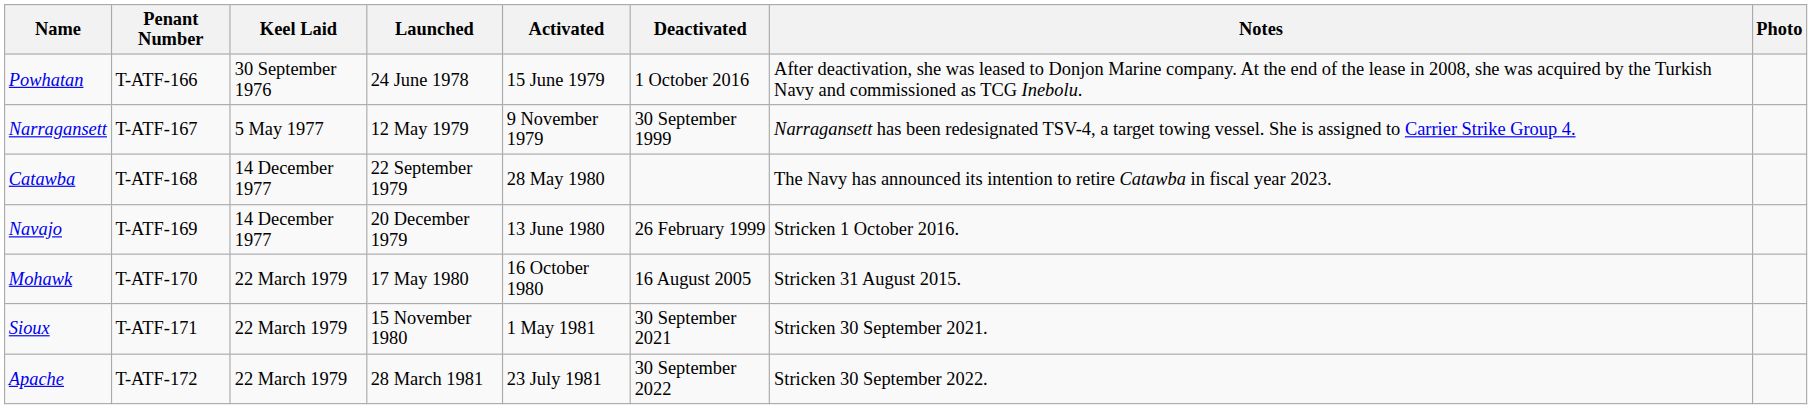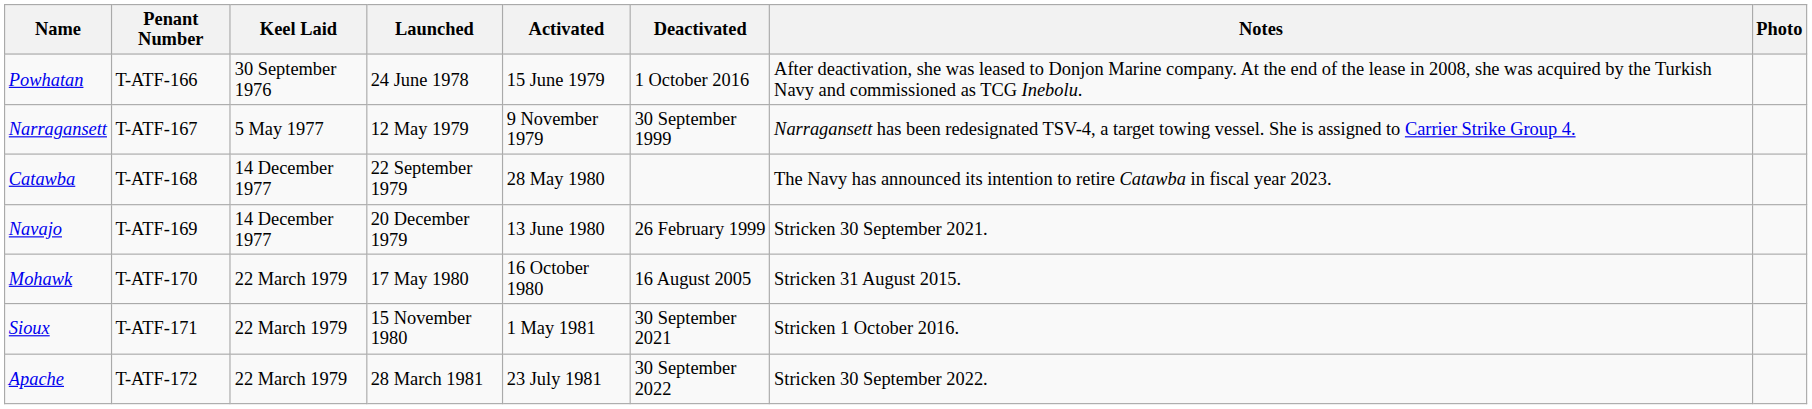(867, 228) Stricken 1 October 2016. -> (881, 228) Stricken 30 September 2021.
(881, 328) Stricken 30 September 2021. -> (867, 328) Stricken 1 October 2016.
